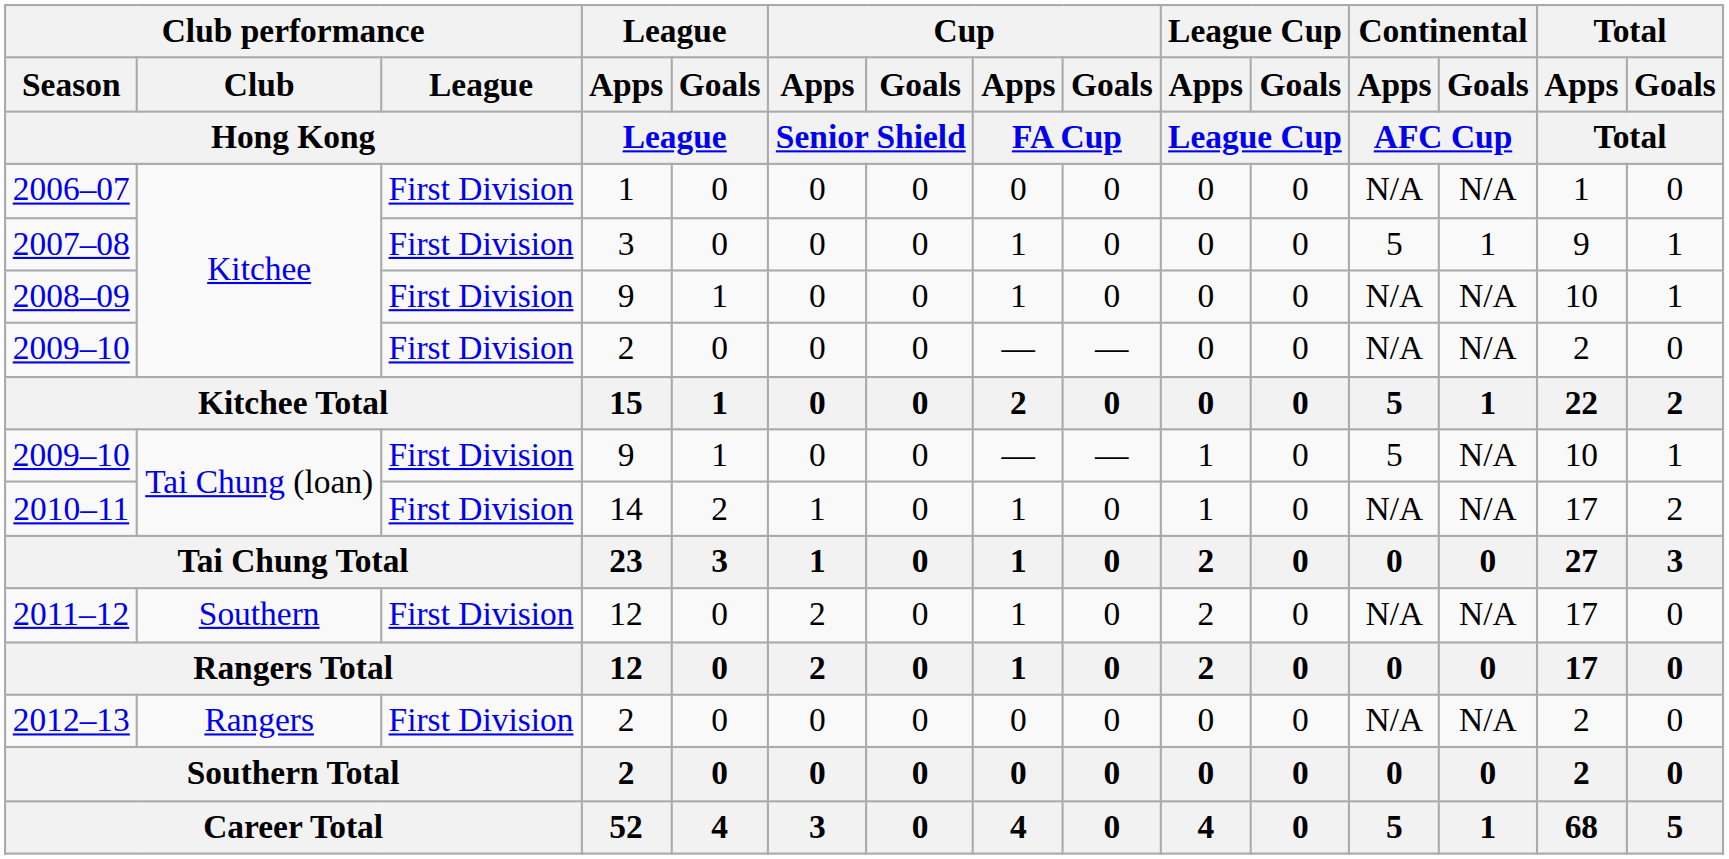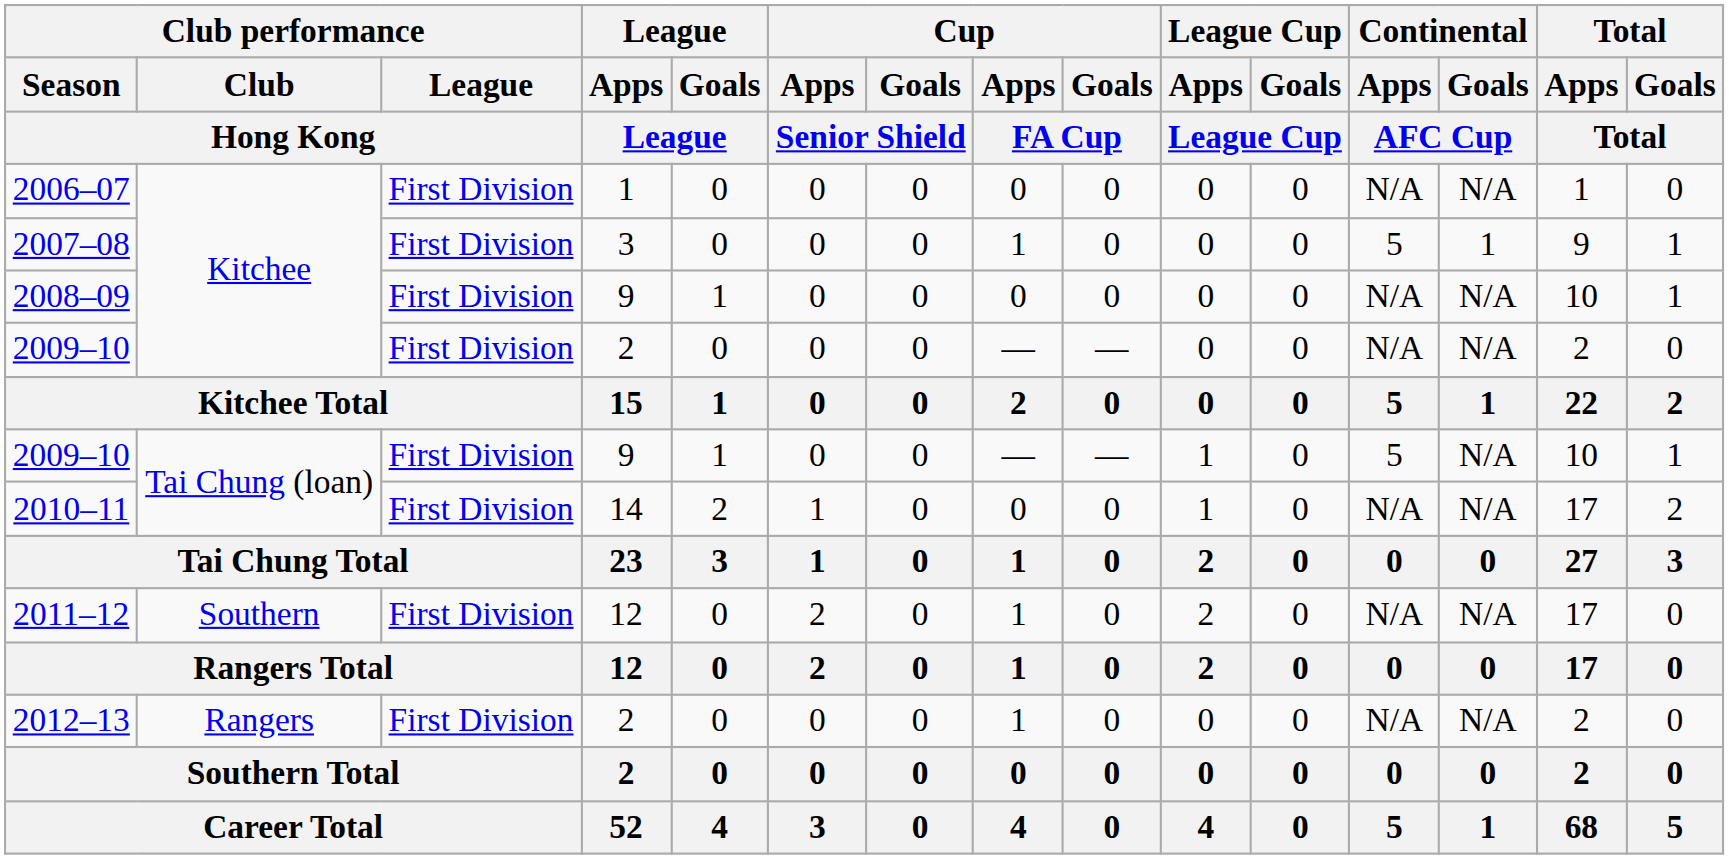(1018, 296) 1 -> (1018, 296) 0
(1018, 508) 1 -> (1018, 508) 0
(1018, 720) 0 -> (1018, 720) 1
